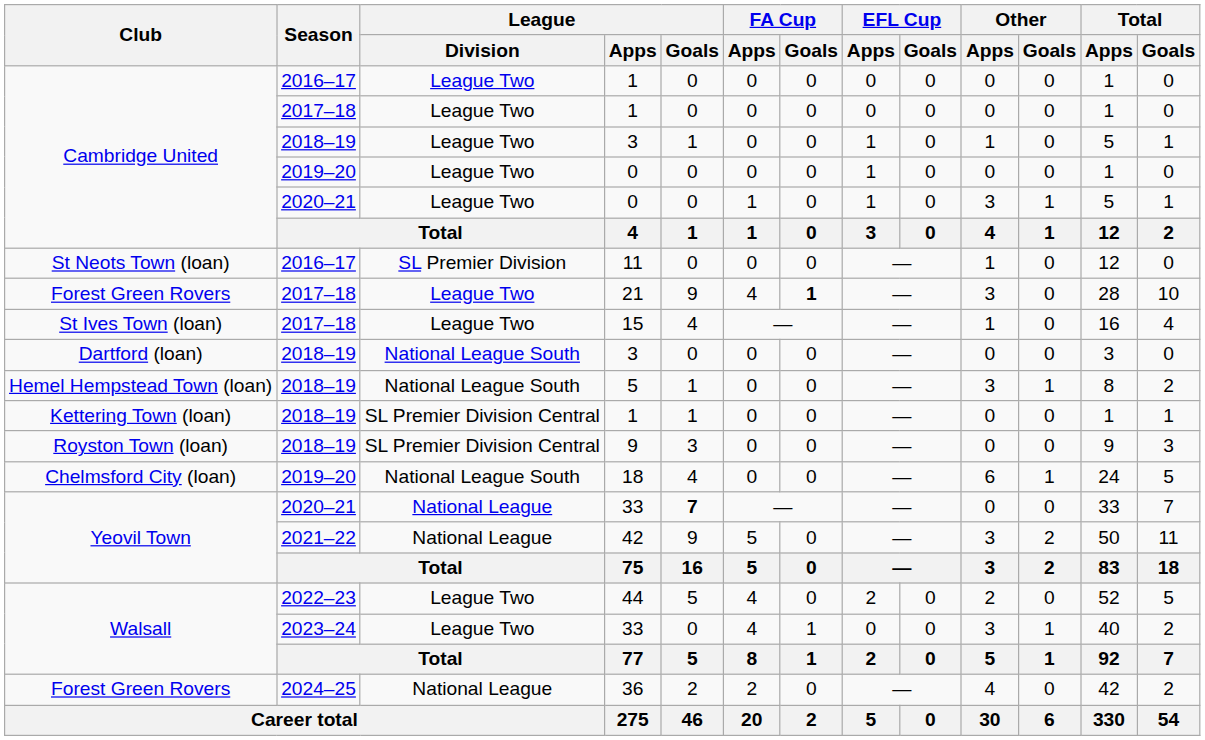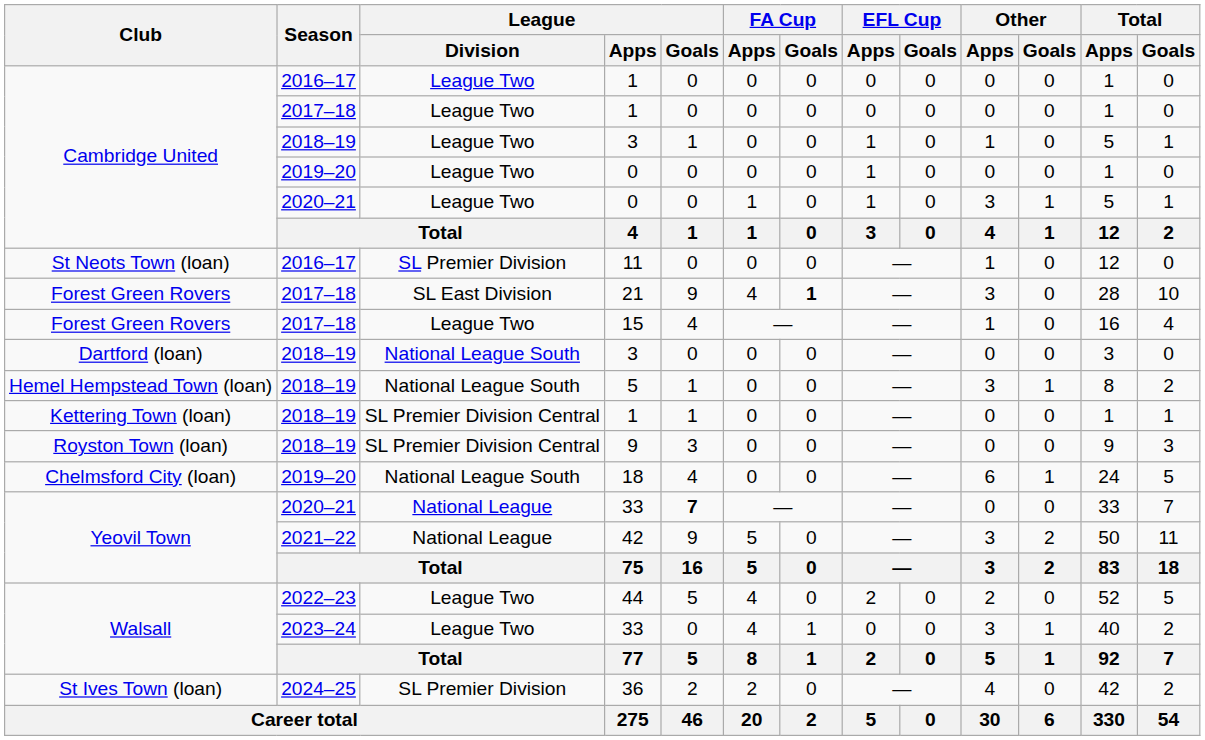(482, 293) League Two -> (482, 293) SL East Division
(141, 324) St Ives Town (loan) -> (141, 324) Forest Green Rovers
(141, 689) Forest Green Rovers -> (141, 689) St Ives Town (loan)
(482, 689) National League -> (482, 689) SL Premier Division
